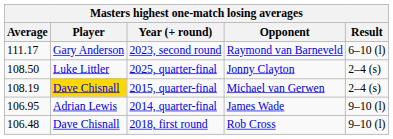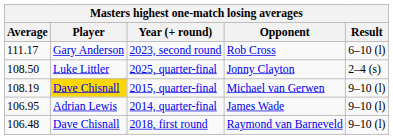(285, 50) Raymond van Barneveld -> (251, 50) Rob Cross
(365, 87) 2–4 (s) -> (367, 87) 9–10 (l)
(251, 124) Rob Cross -> (285, 124) Raymond van Barneveld
